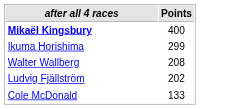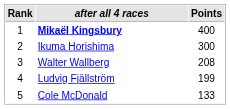+ column: (20, 13)
(176, 47) 299 -> (206, 47) 300
(176, 79) 202 -> (206, 79) 199
